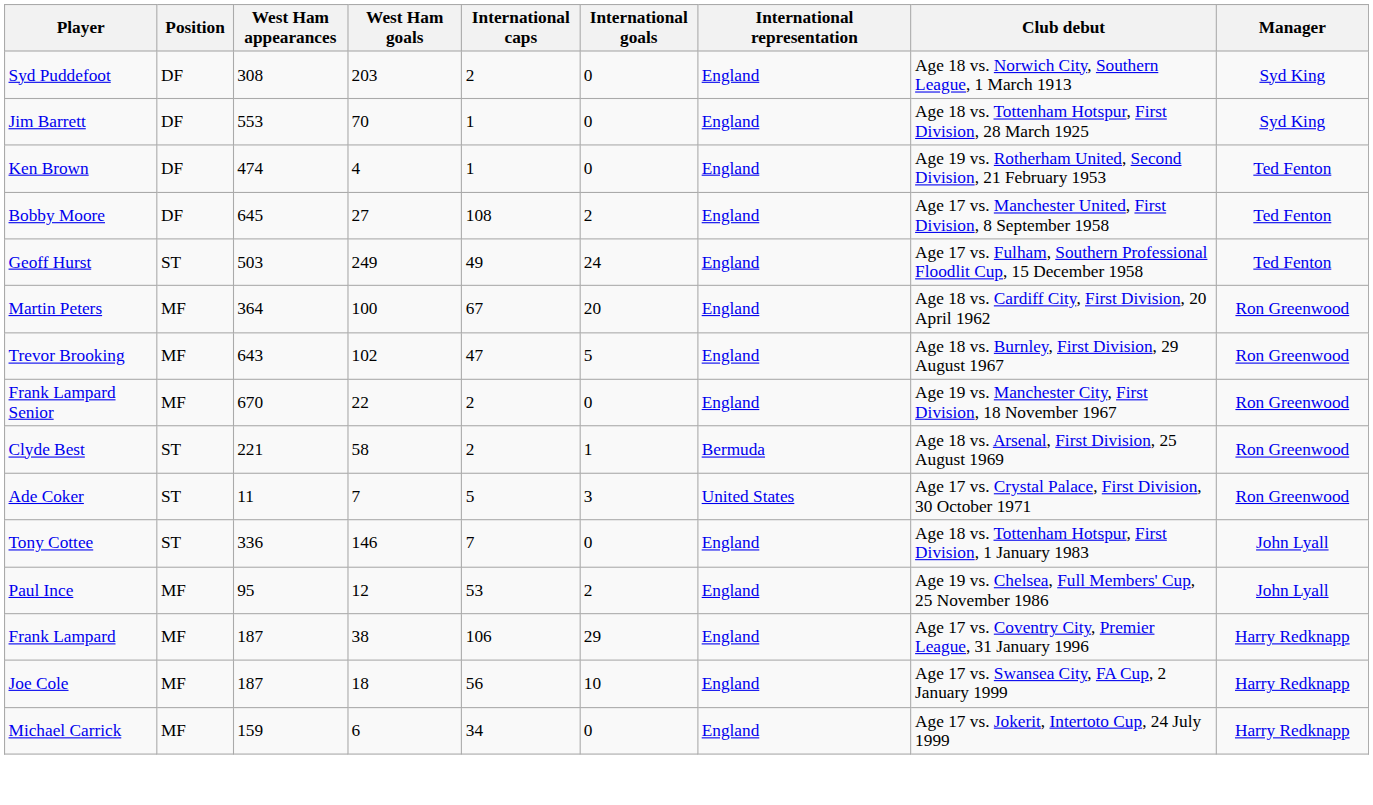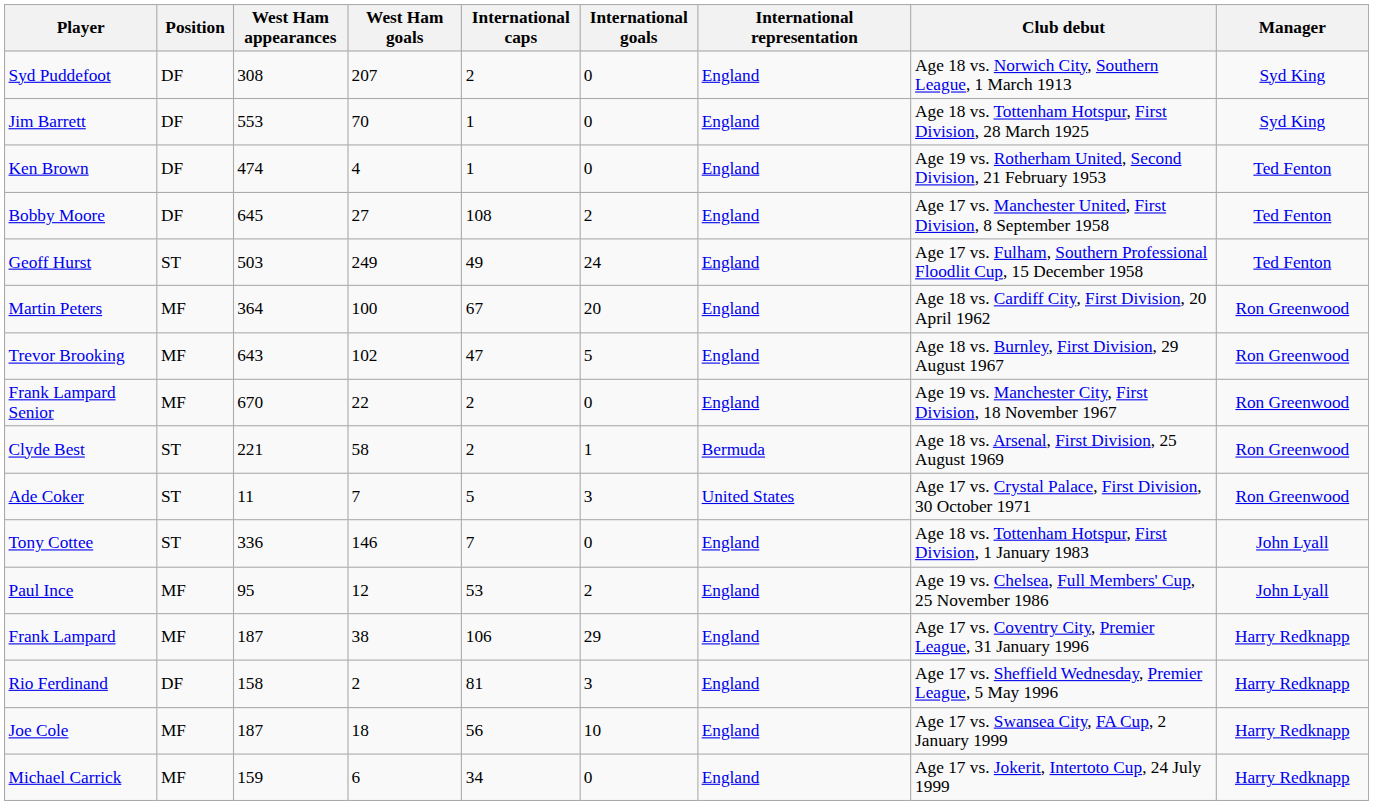(364, 74) 203 -> (364, 74) 207
+ row: (58, 683)
